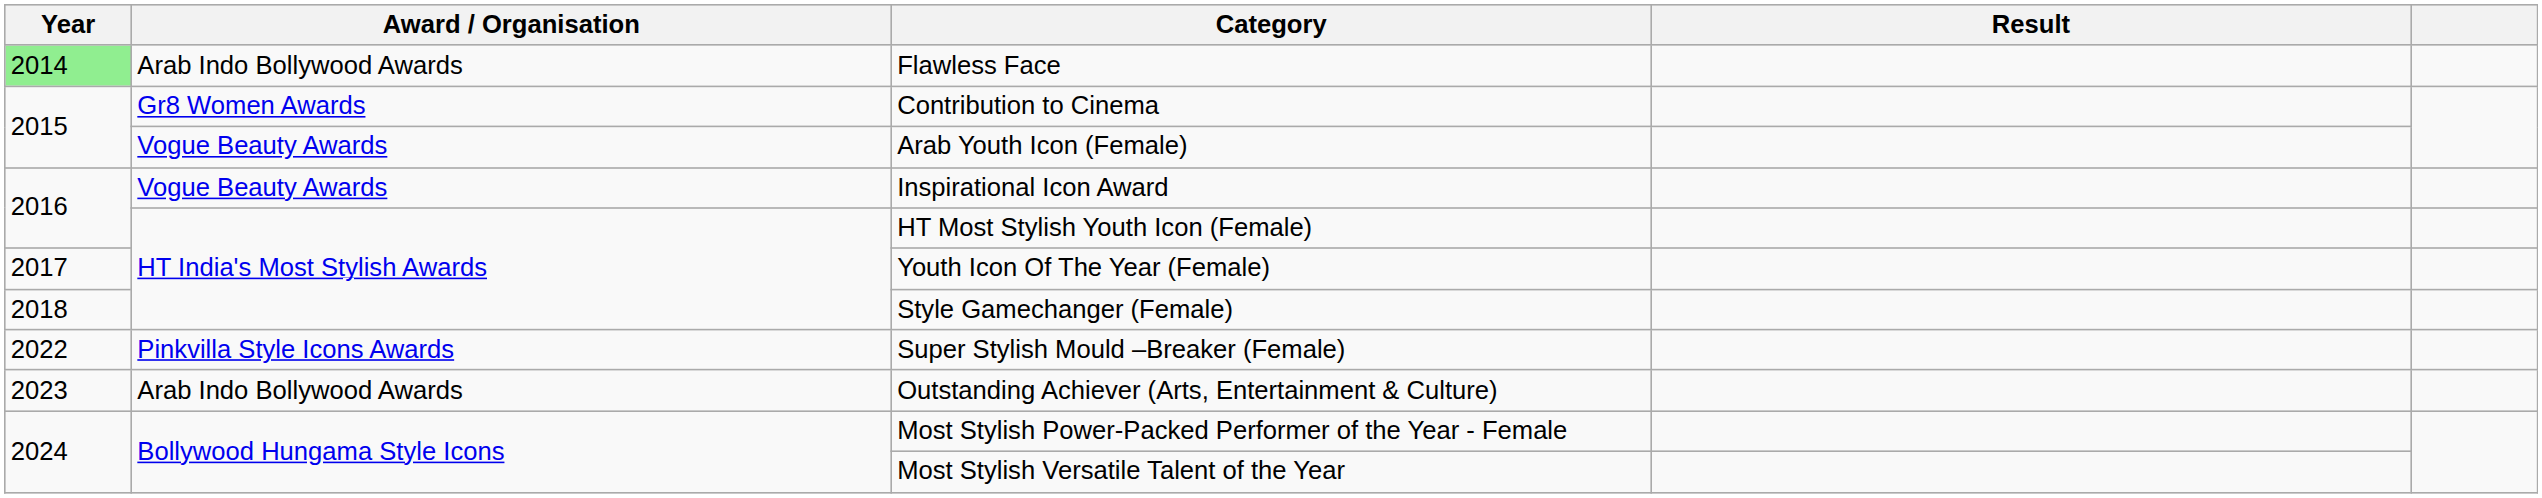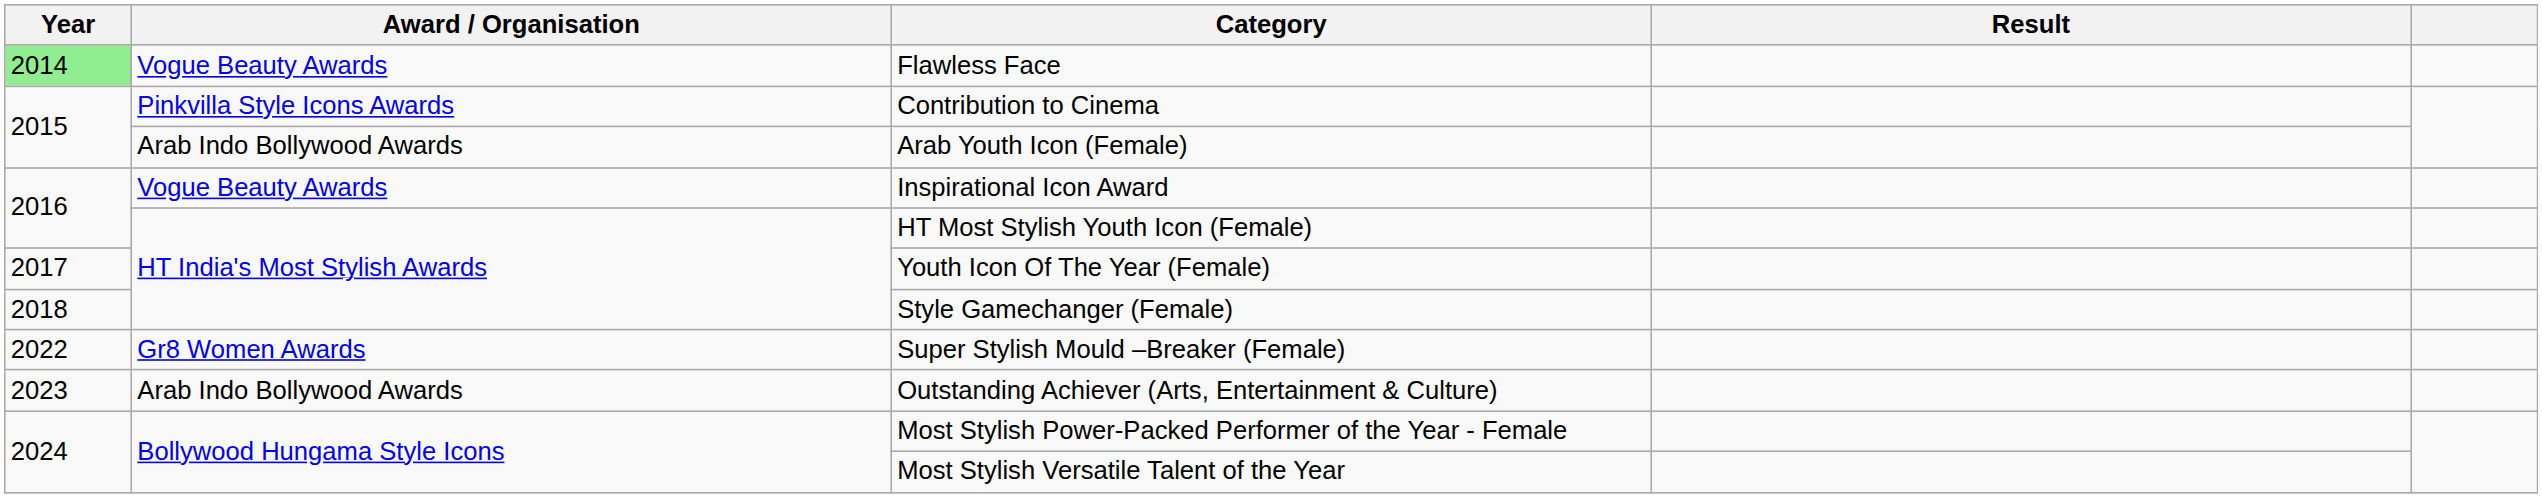(300, 65) Arab Indo Bollywood Awards -> (262, 65) Vogue Beauty Awards
(251, 106) Gr8 Women Awards -> (296, 106) Pinkvilla Style Icons Awards
(262, 146) Vogue Beauty Awards -> (300, 146) Arab Indo Bollywood Awards
(296, 349) Pinkvilla Style Icons Awards -> (251, 349) Gr8 Women Awards
